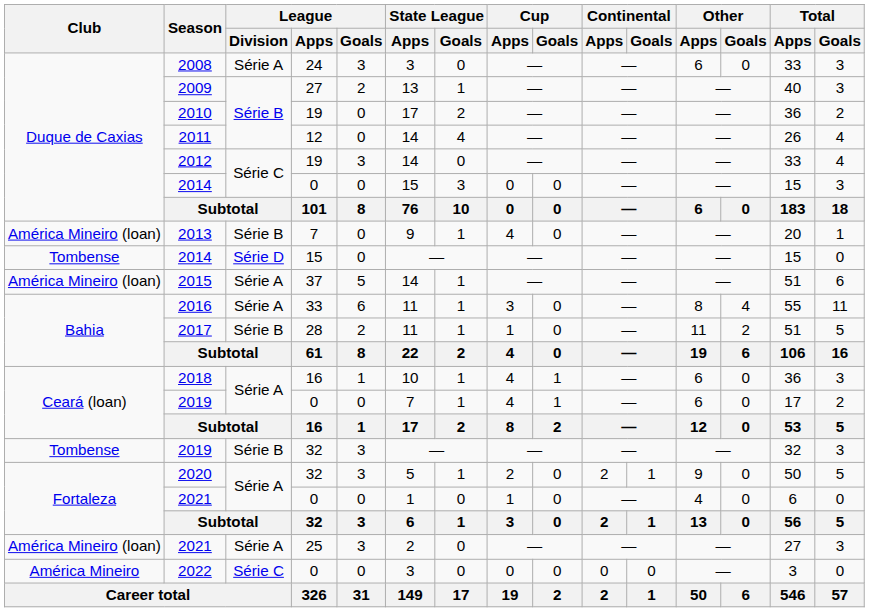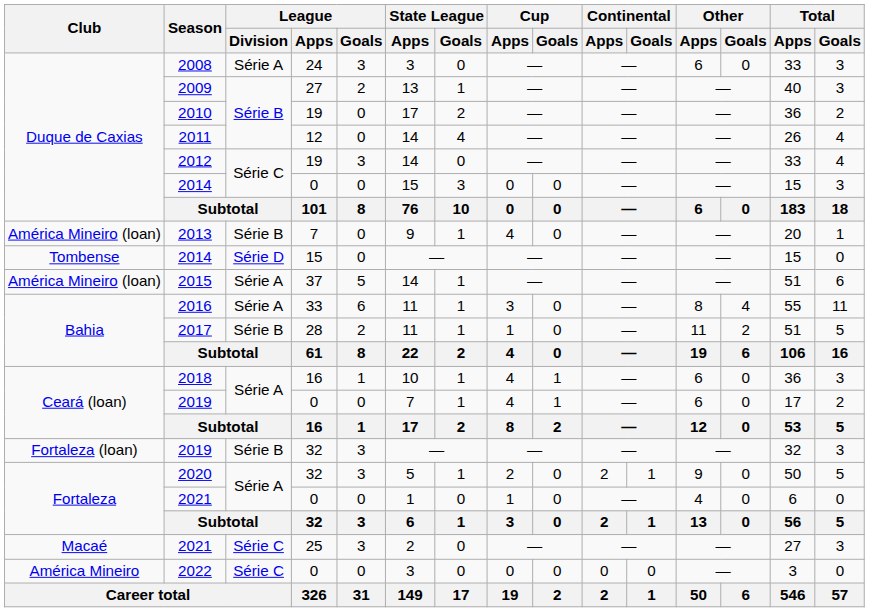(84, 450) Tombense -> (84, 450) Fortaleza (loan)
(84, 546) América Mineiro (loan) -> (84, 546) Macaé
(259, 546) Série A -> (259, 546) Série C
